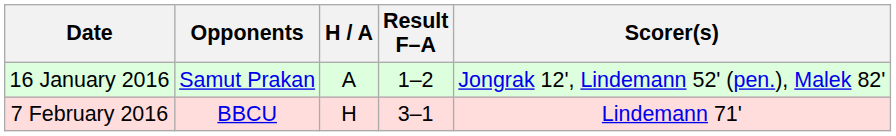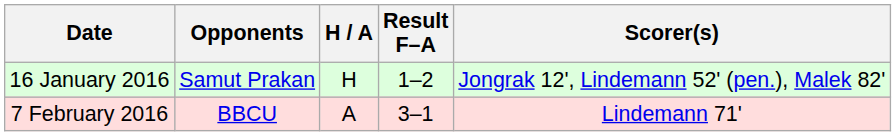(349, 79) A -> (349, 79) H
(349, 113) H -> (349, 113) A
